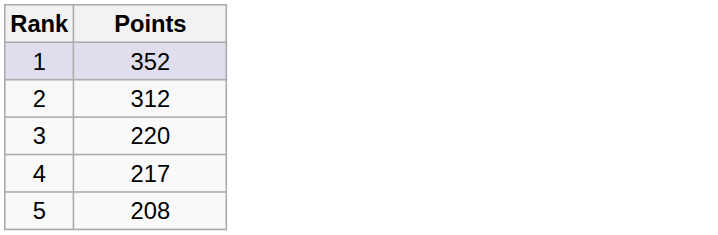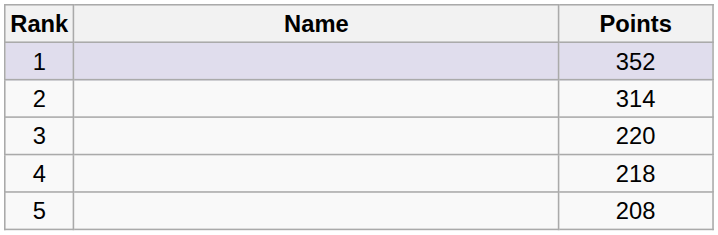+ column: (316, 24)
(150, 99) 312 -> (636, 99) 314
(150, 174) 217 -> (636, 174) 218
